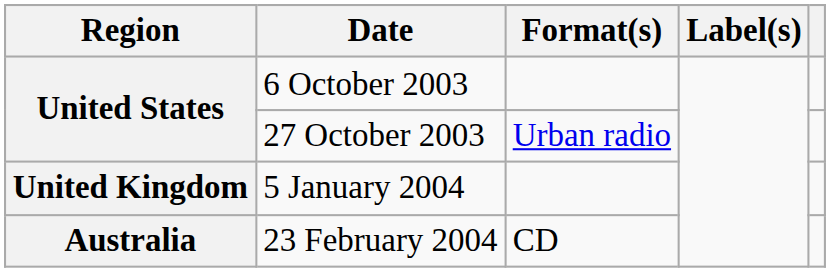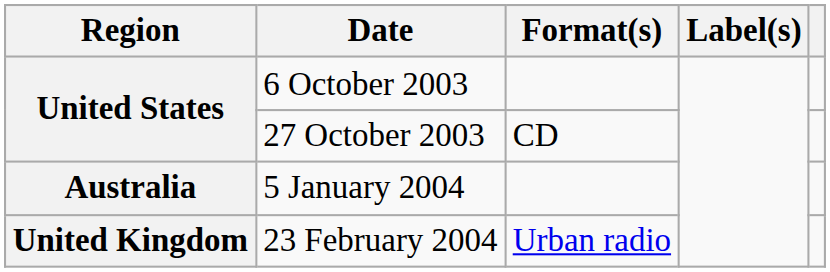(592, 135) Urban radio -> (536, 135) CD
(130, 187) United Kingdom -> (130, 187) Australia
(130, 239) Australia -> (130, 239) United Kingdom
(536, 239) CD -> (592, 239) Urban radio
